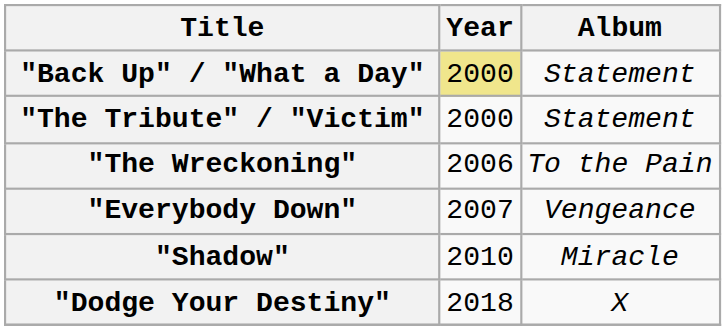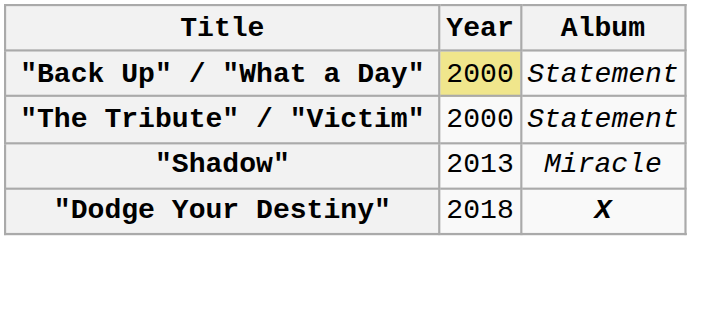- row: (222, 165)
- row: (222, 211)
(480, 257) 2010 -> (480, 165) 2013
(620, 303) normal -> (603, 211) bold
